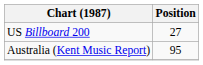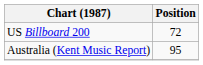(176, 32) 27 -> (176, 32) 72
